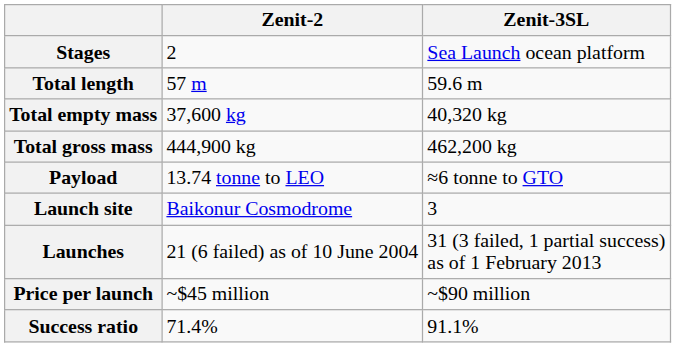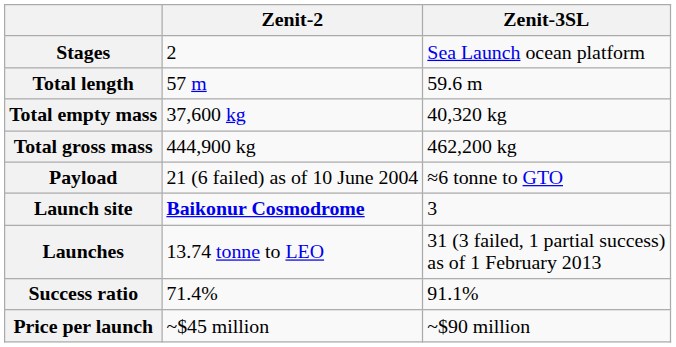(245, 177) 13.74 tonne to LEO -> (292, 177) 21 (6 failed) as of 10 June 2004
(259, 209) normal -> (266, 209) bold
(292, 251) 21 (6 failed) as of 10 June 2004 -> (245, 251) 13.74 tonne to LEO
rows swapped: (83, 325) <-> (83, 294)
